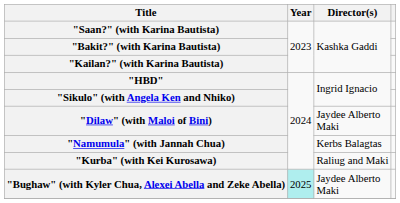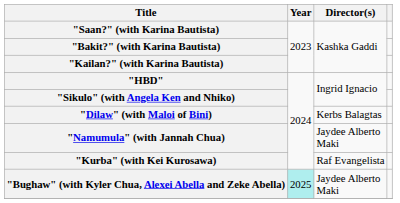(348, 121) Jaydee Alberto Maki -> (349, 115) Kerbs Balagtas
(349, 144) Kerbs Balagtas -> (348, 138) Jaydee Alberto Maki
(352, 161) Raliug and Maki -> (350, 161) Raf Evangelista
